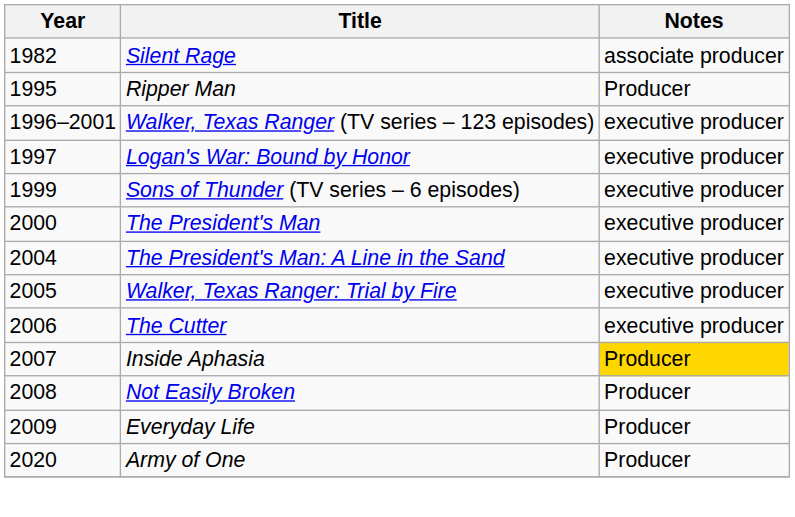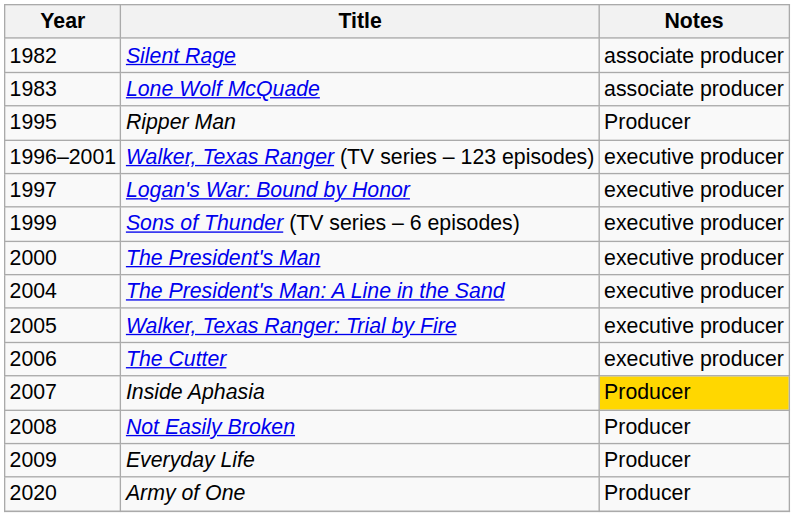+ row: (223, 88)
